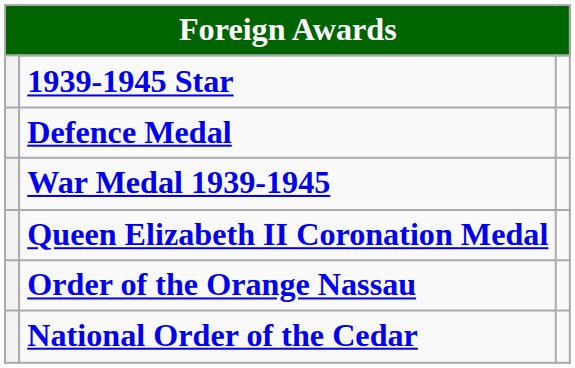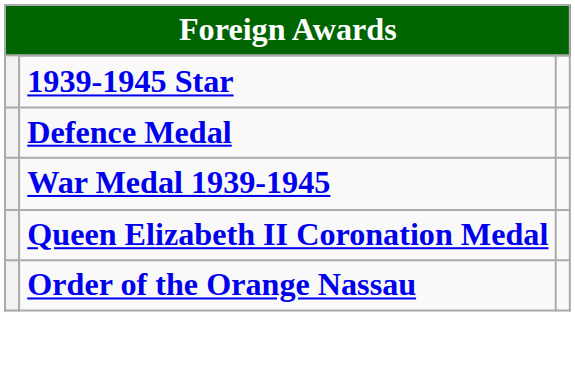- row: (223, 336)
